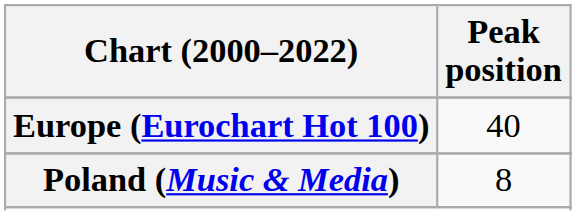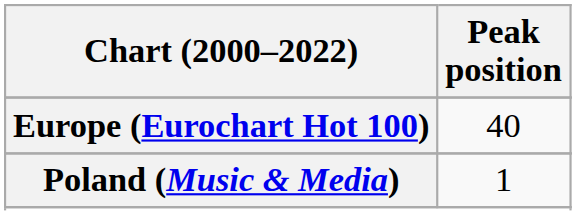(504, 179) 8 -> (504, 179) 1
